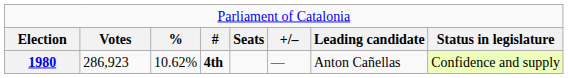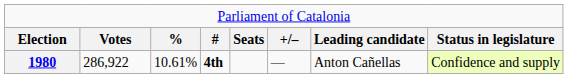(106, 62) 286,923 -> (106, 62) 286,922
(176, 62) 10.62% -> (176, 62) 10.61%
